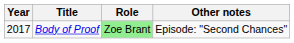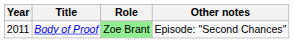(19, 29) 2017 -> (18, 29) 2011
